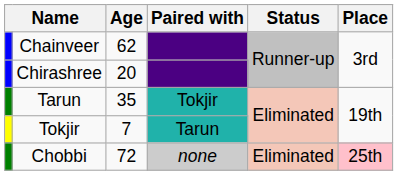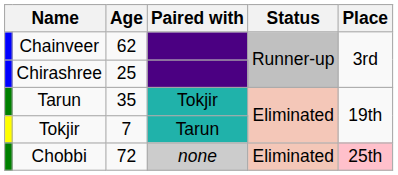(126, 73) 20 -> (126, 73) 25
